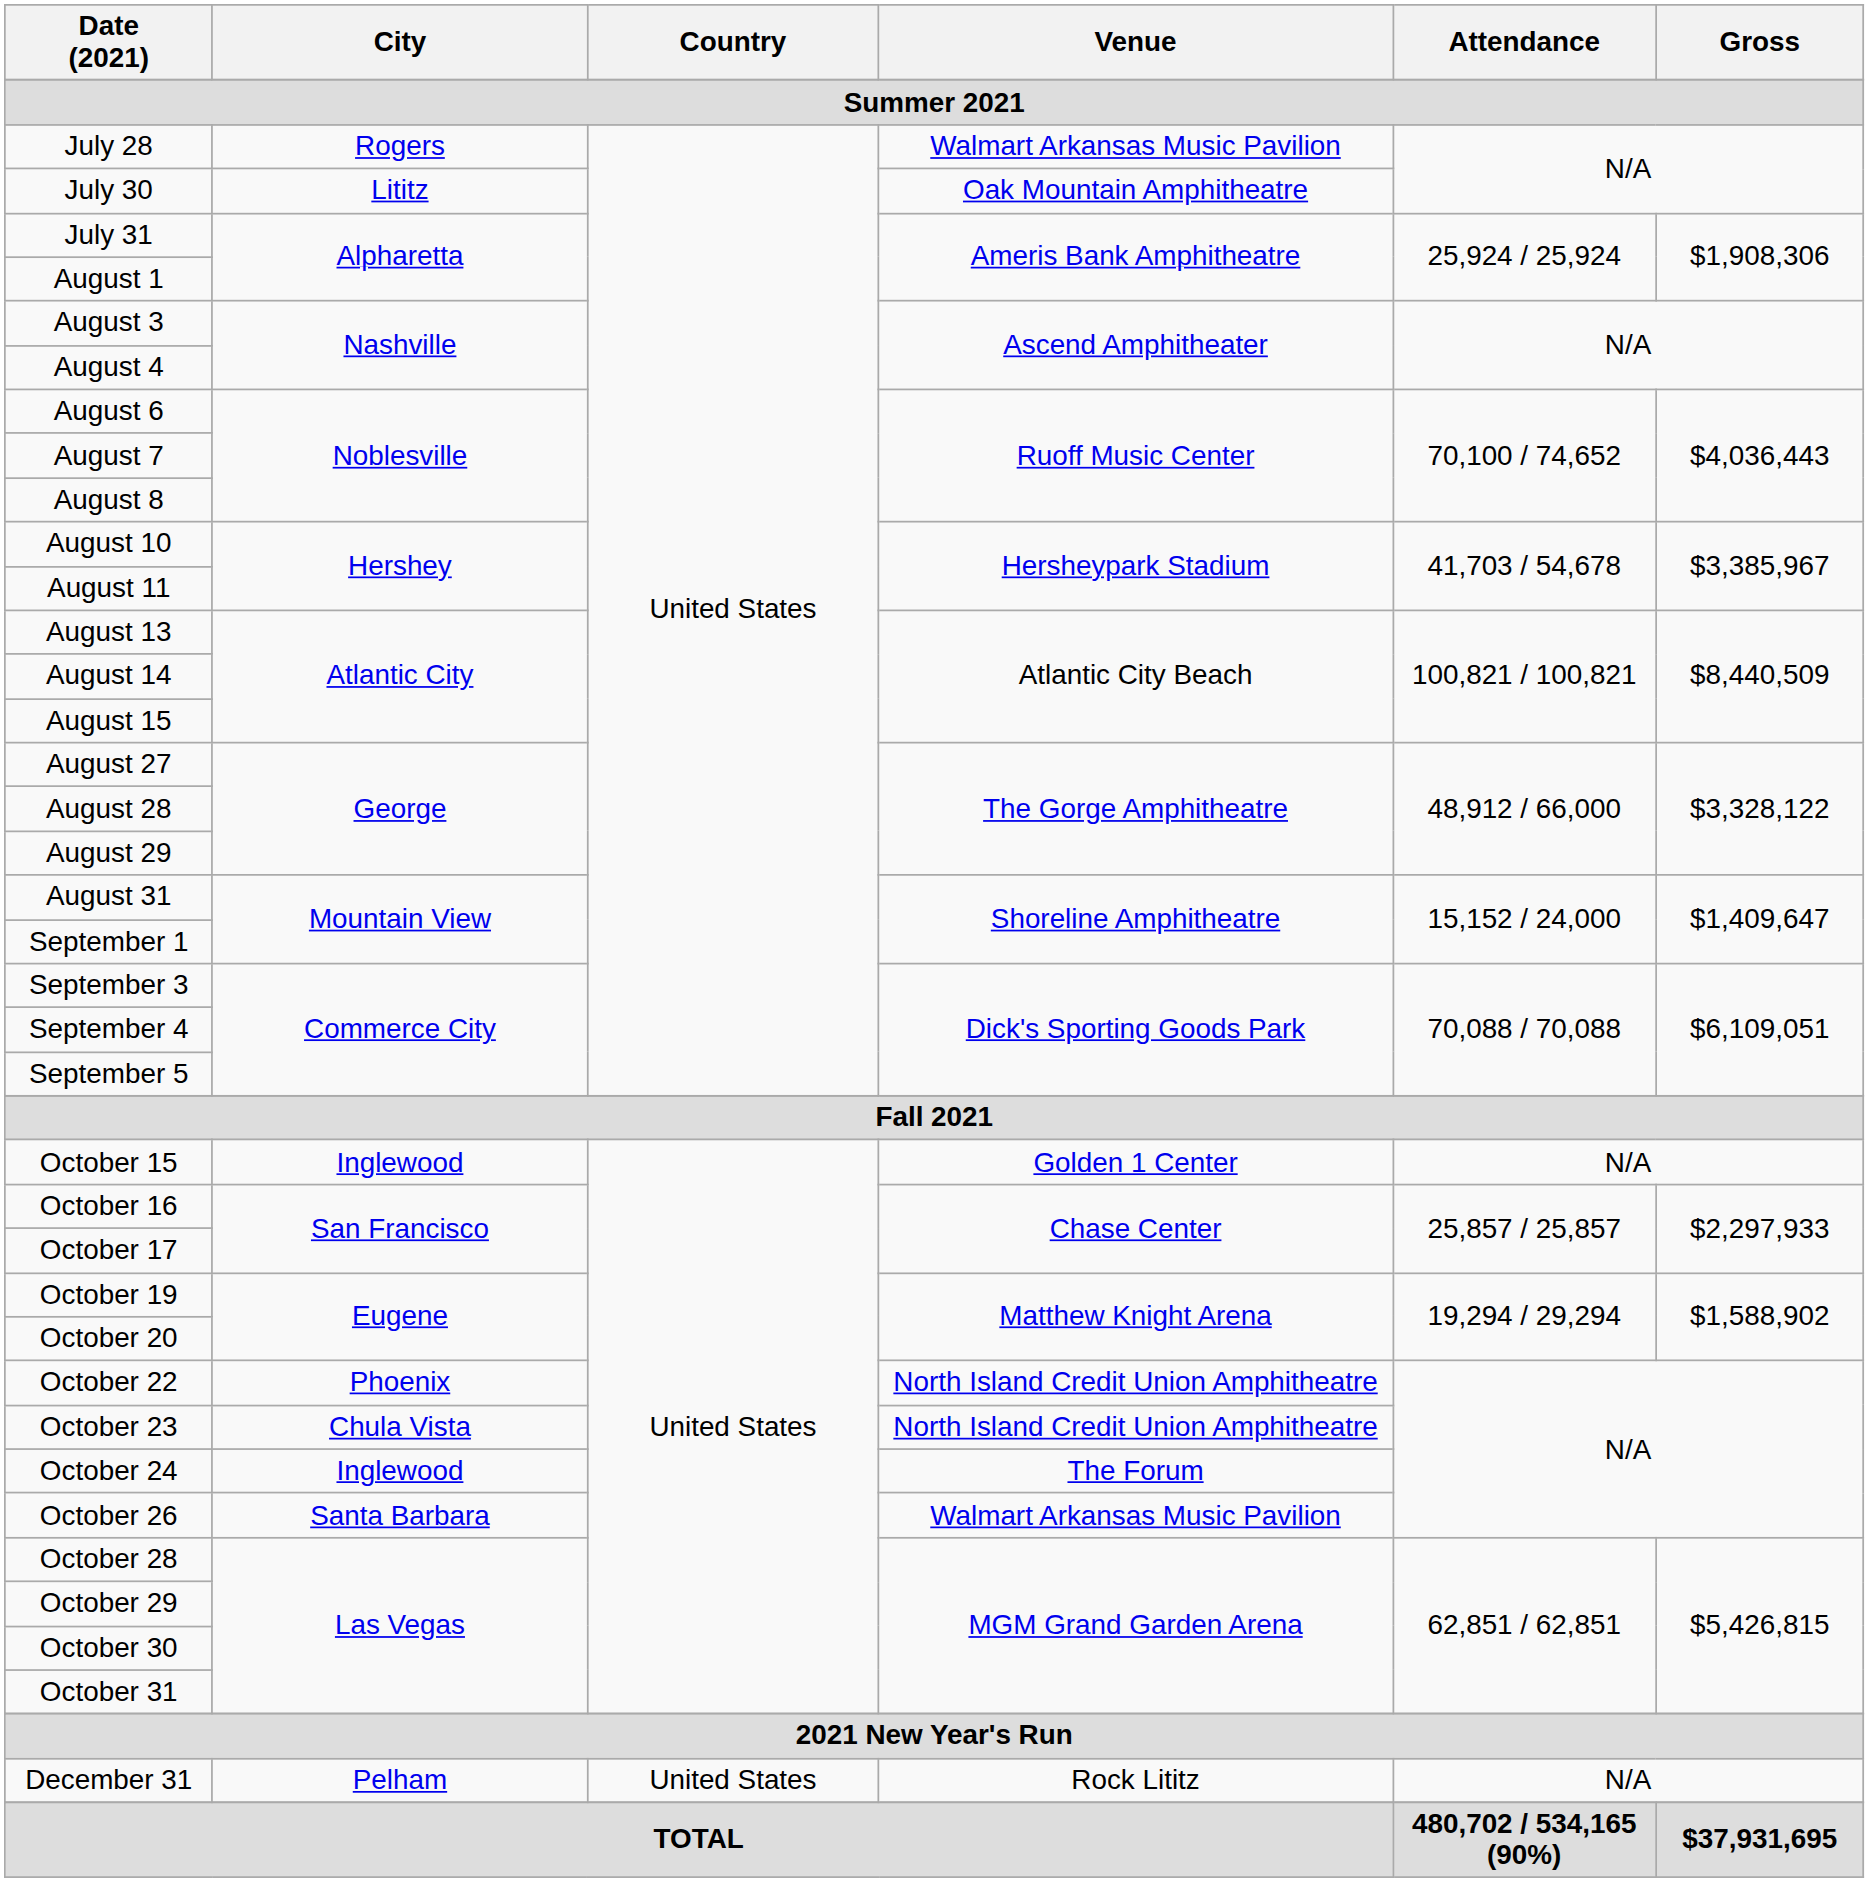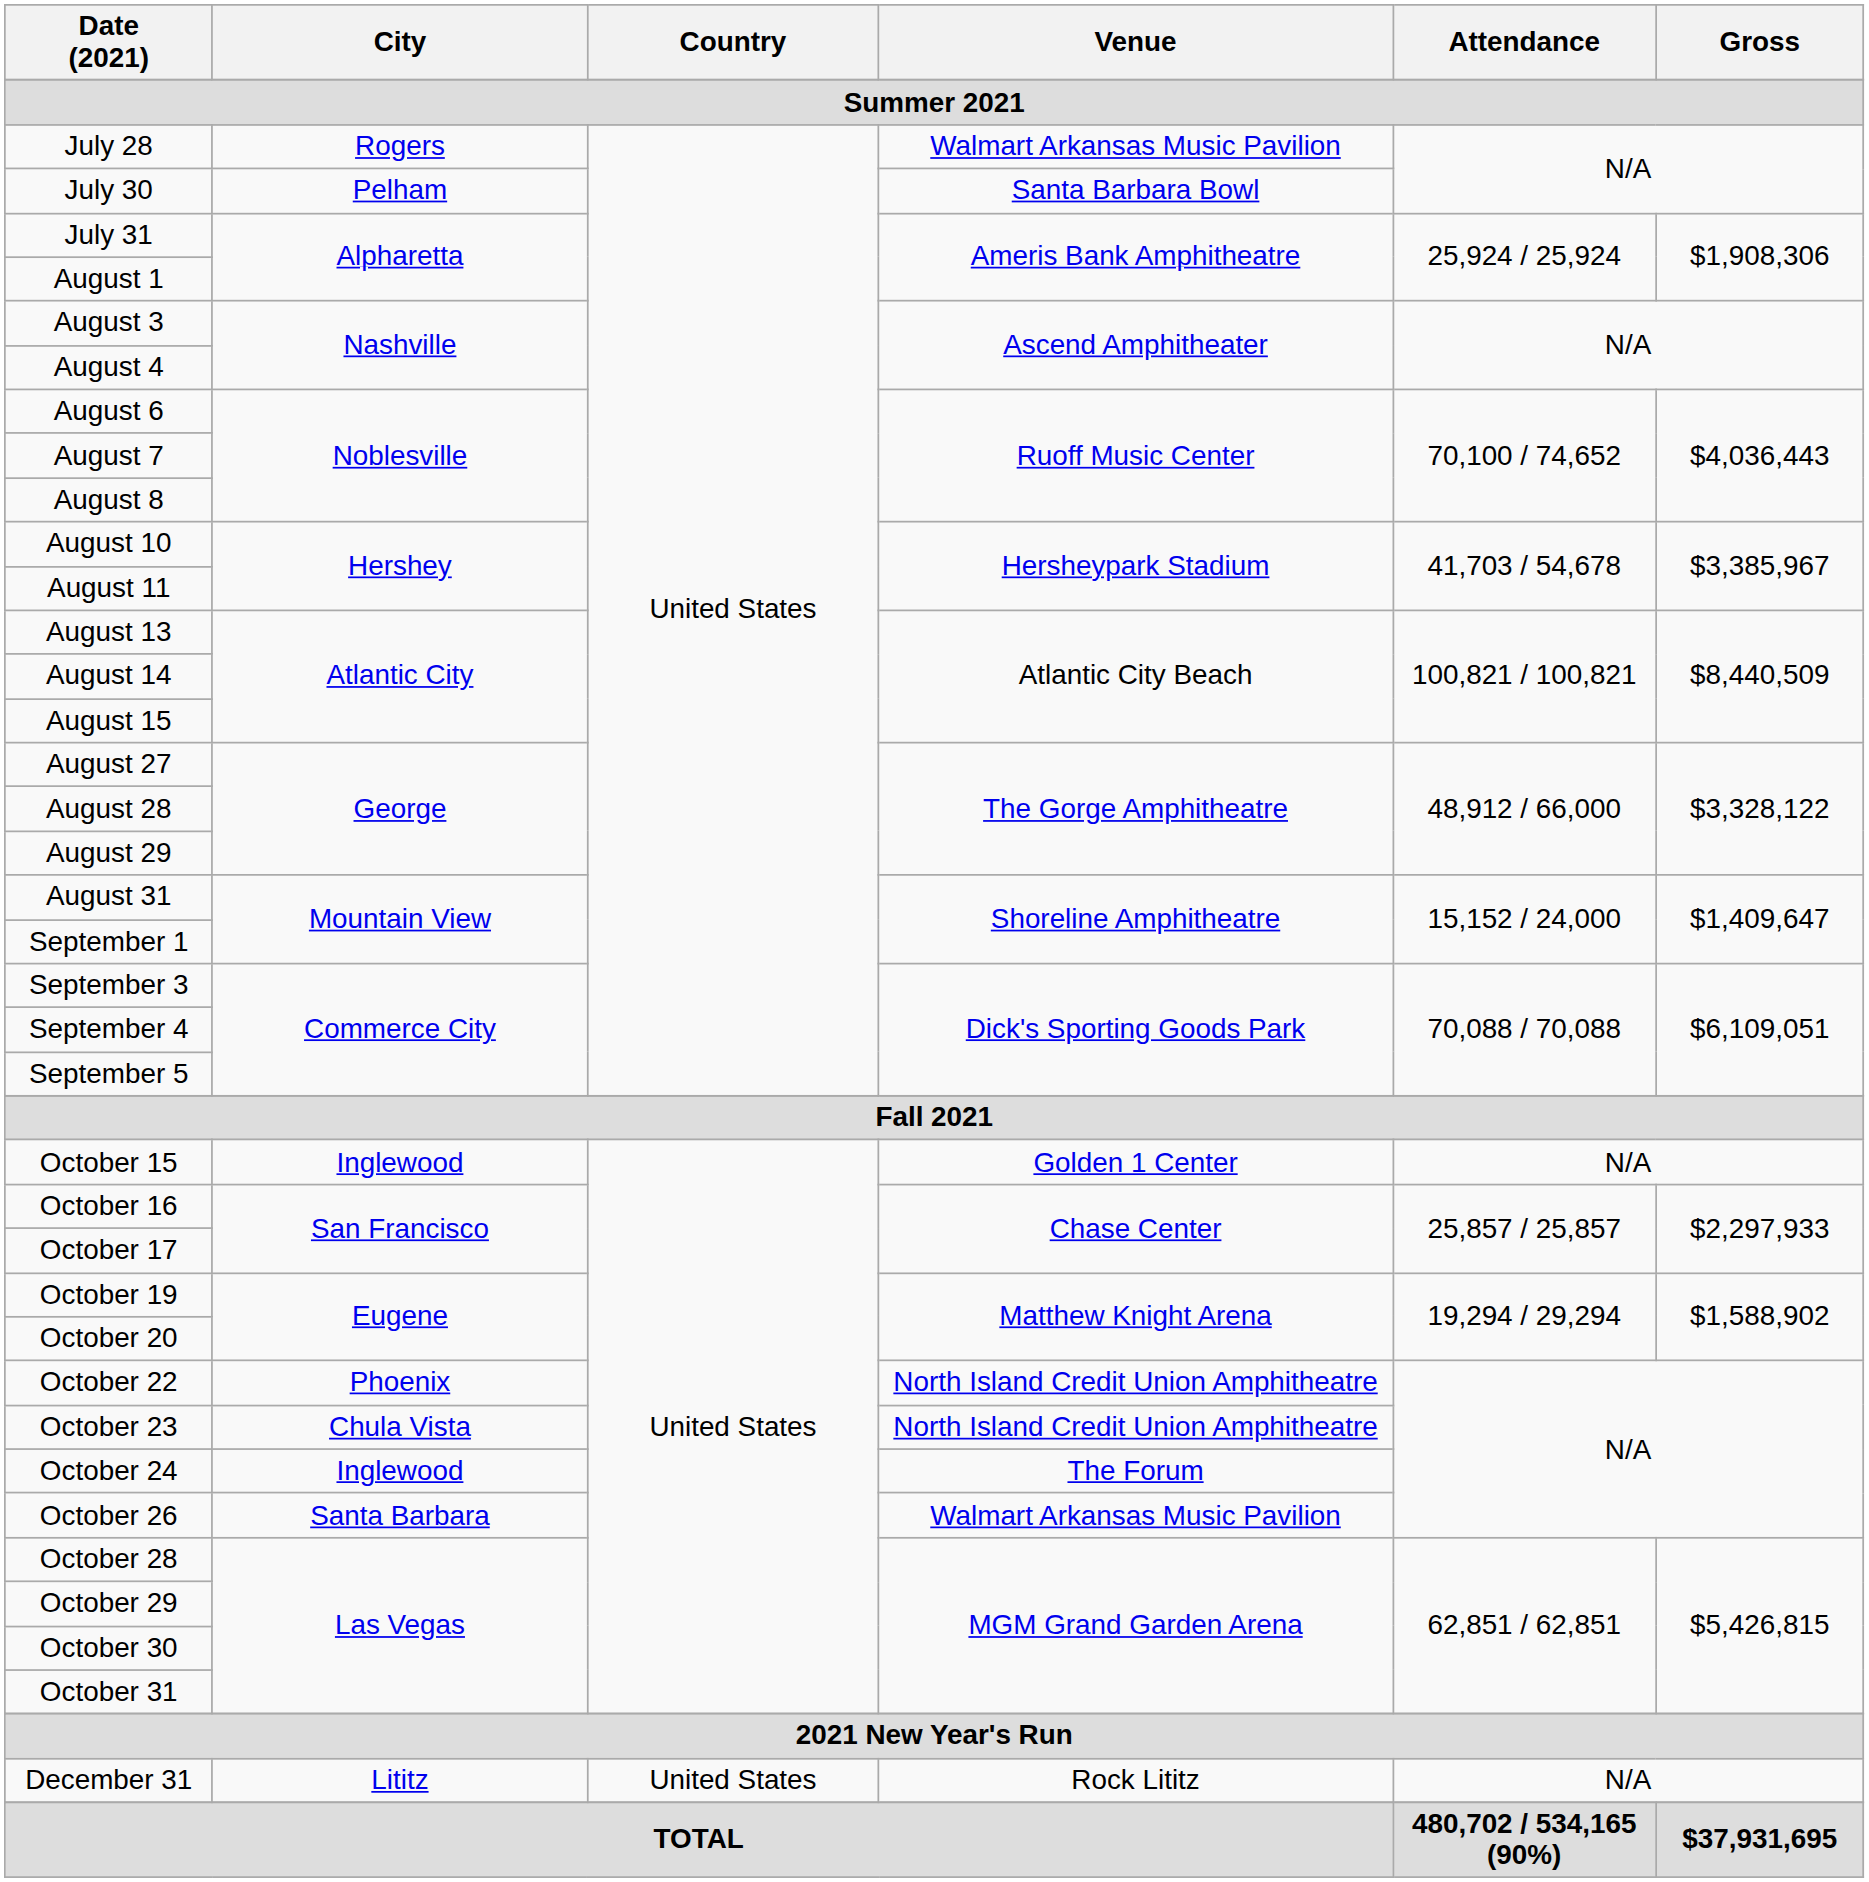(400, 190) Lititz -> (400, 190) Pelham
(1136, 190) Oak Mountain Amphitheatre -> (1136, 190) Santa Barbara Bowl
(400, 1779) Pelham -> (400, 1779) Lititz
